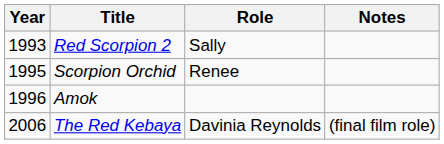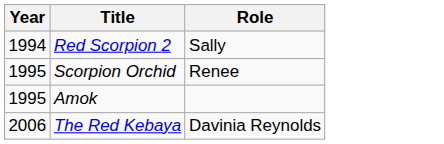- column: (382, 17)
(27, 44) 1993 -> (27, 44) 1994
(27, 98) 1996 -> (27, 98) 1995
